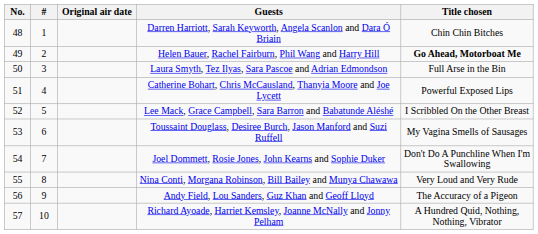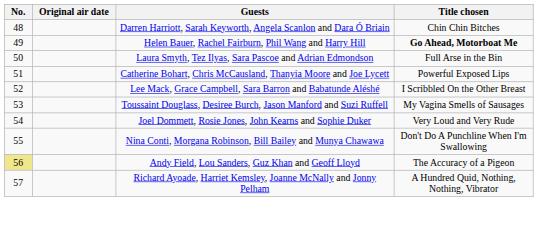- column: (44, 12)
(467, 159) Don't Do A Punchline When I'm Swallowing -> (464, 120) Very Loud and Very Rude
(467, 179) Very Loud and Very Rude -> (464, 141) Don't Do A Punchline When I'm Swallowing
(18, 195) no background -> (18, 162) khaki background
